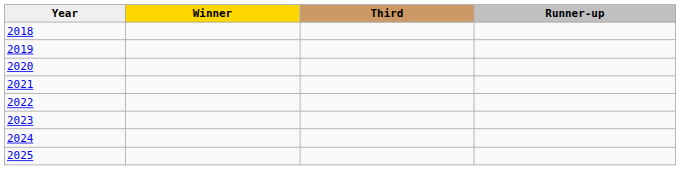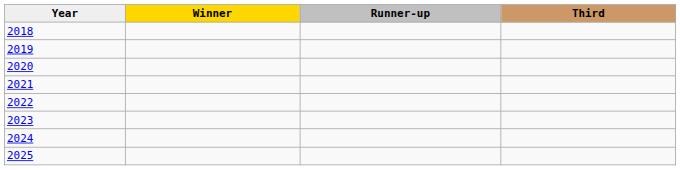columns swapped: (575, 13) <-> (387, 13)
